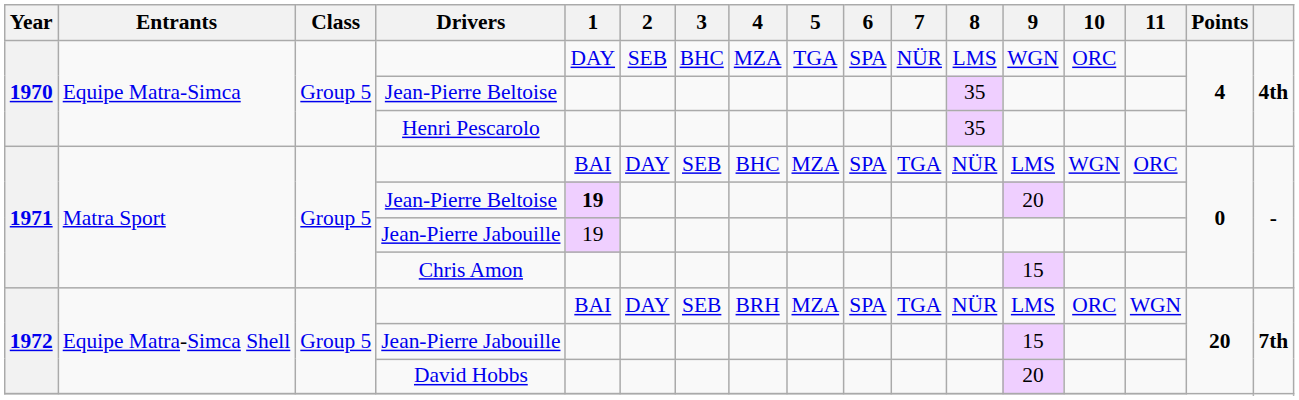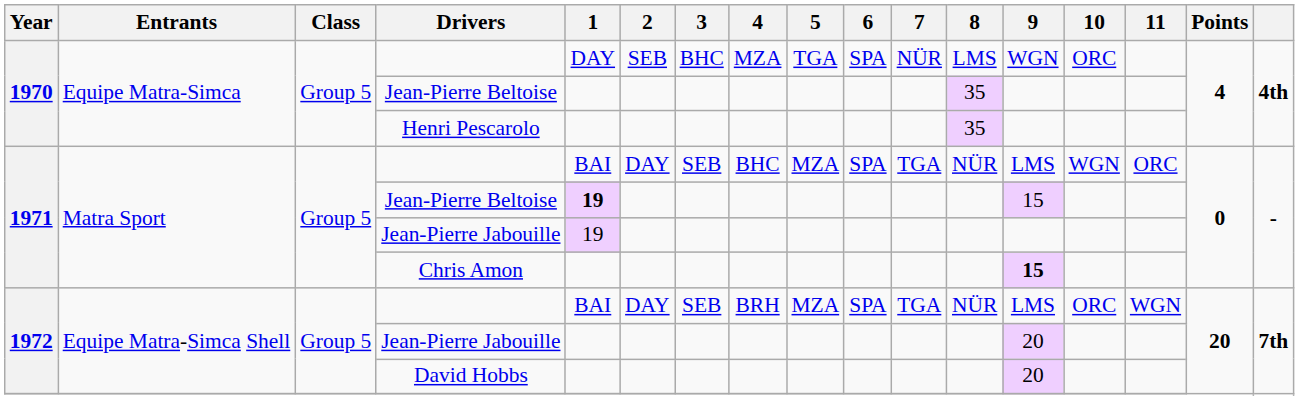(1033, 199) 20 -> (1033, 199) 15
(1033, 270) normal -> (1033, 270) bold
(1033, 341) 15 -> (1033, 341) 20
